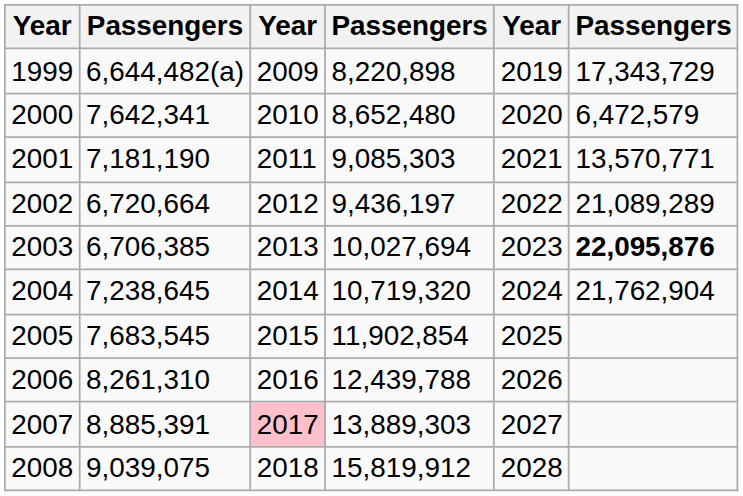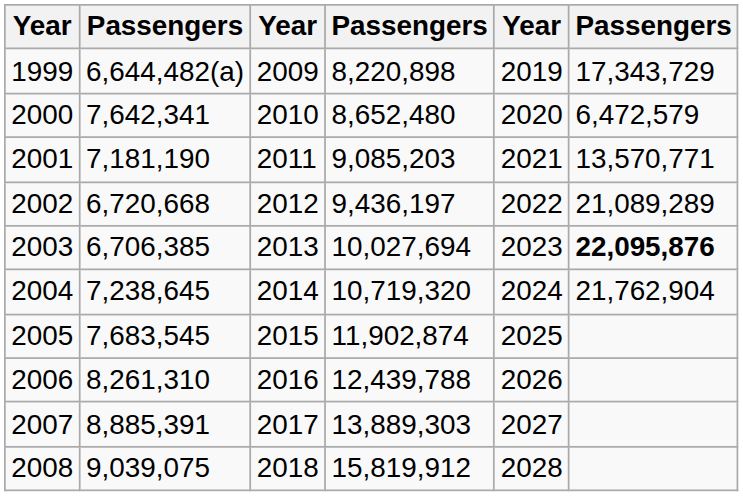(393, 159) 9,085,303 -> (393, 159) 9,085,203
(148, 203) 6,720,664 -> (148, 203) 6,720,668
(400, 335) 11,902,854 -> (400, 335) 11,902,874
(288, 423) pink background -> (288, 423) no background
